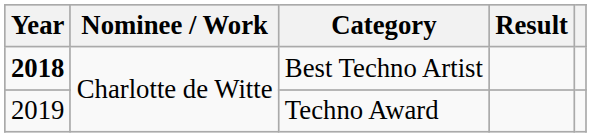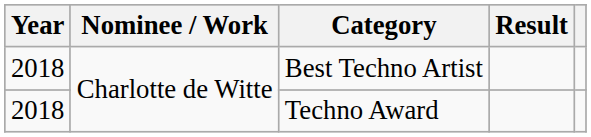(38, 68) bold -> (38, 68) normal
(38, 110) 2019 -> (38, 110) 2018
